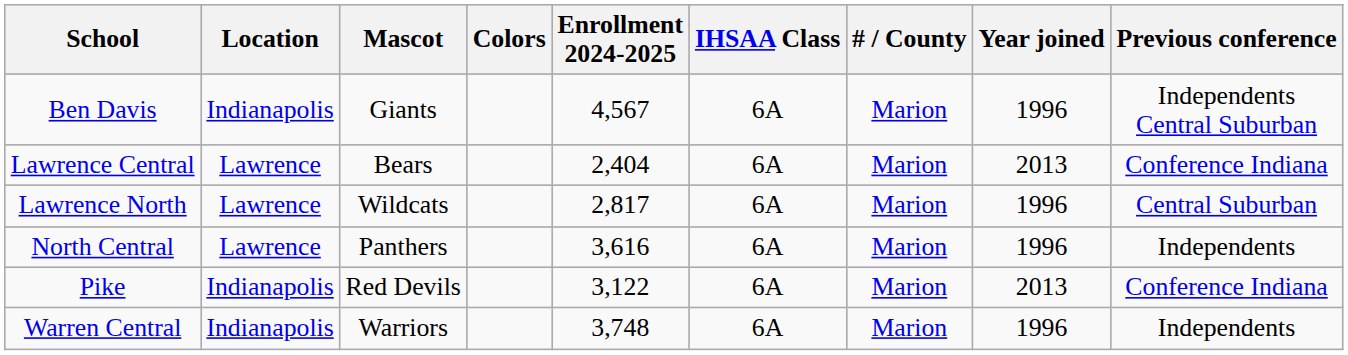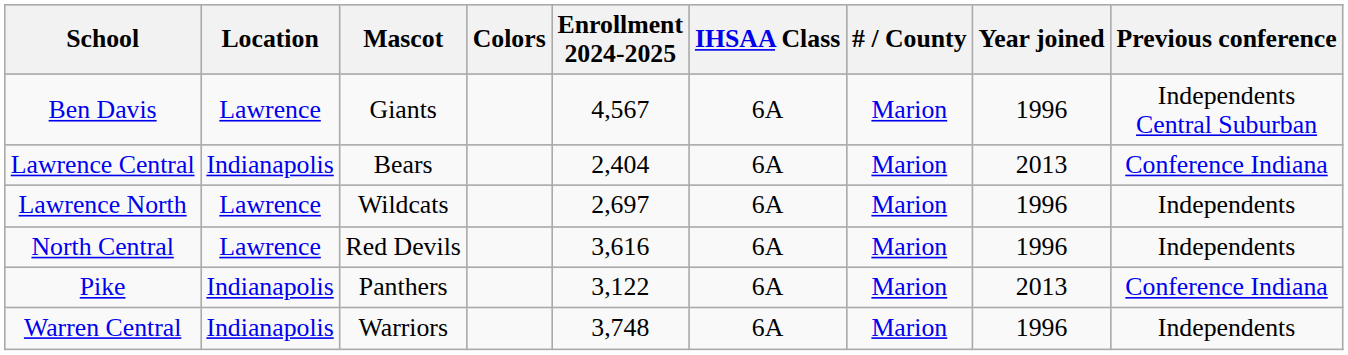(270, 109) Indianapolis -> (270, 109) Lawrence
(270, 164) Lawrence -> (270, 164) Indianapolis
(620, 205) 2,817 -> (620, 205) 2,697
(1227, 205) Central Suburban -> (1227, 205) Independents
(403, 246) Panthers -> (403, 246) Red Devils
(403, 287) Red Devils -> (403, 287) Panthers
